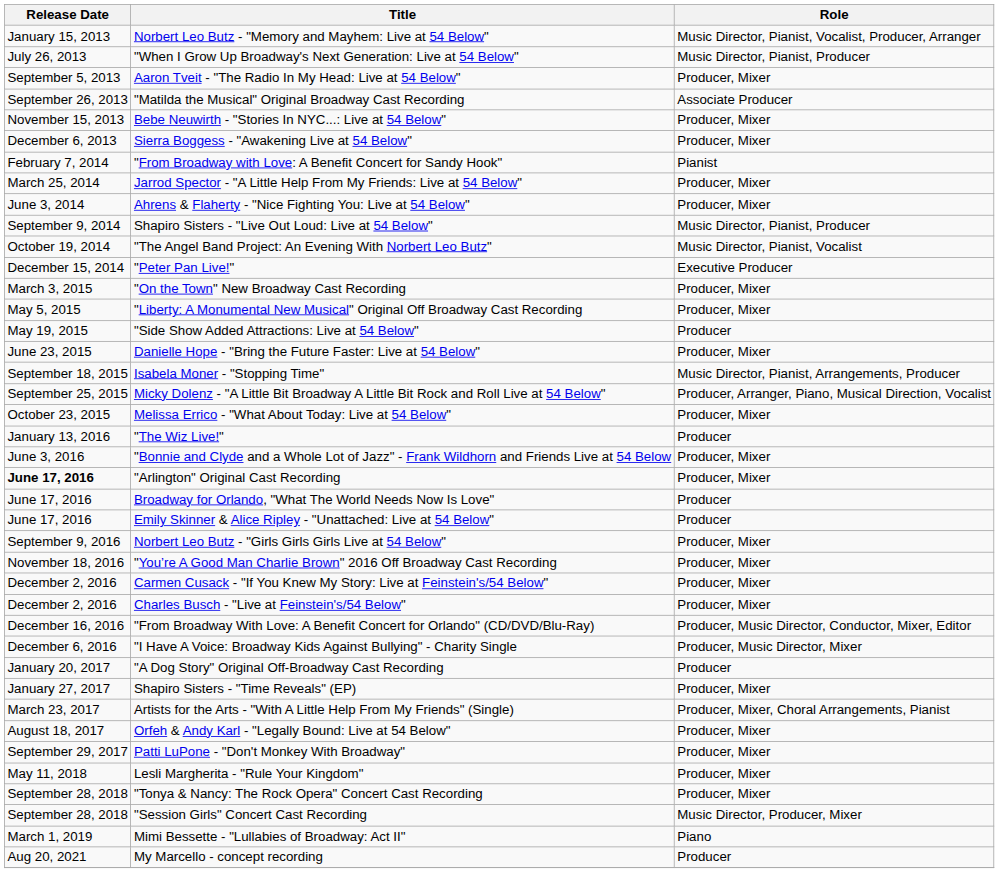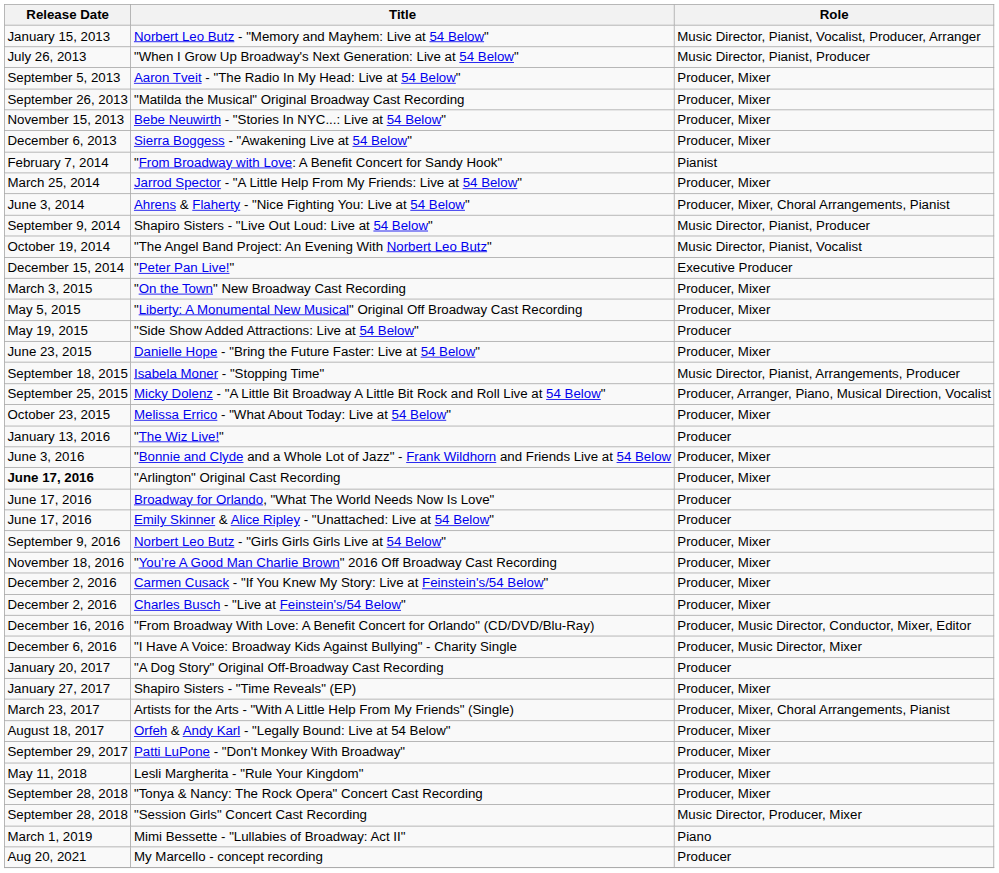(735, 99) Associate Producer -> (724, 99) Producer, Mixer
(724, 204) Producer, Mixer -> (813, 204) Producer, Mixer, Choral Arrangements, Pianist
